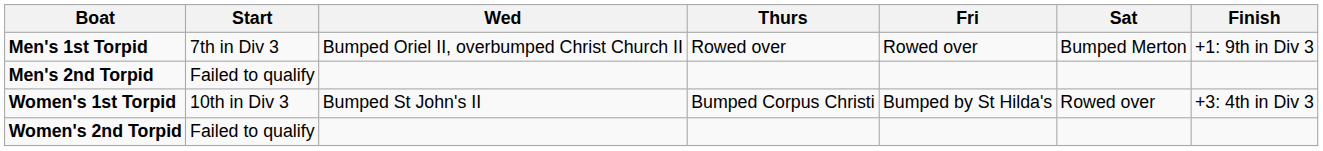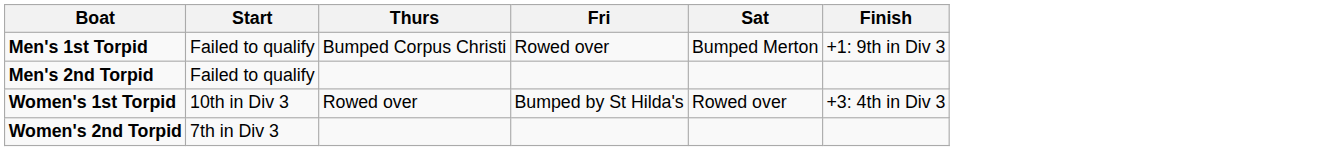- column: (503, 18)
(235, 46) 7th in Div 3 -> (252, 46) Failed to qualify
(739, 46) Rowed over -> (414, 46) Bumped Corpus Christi
(783, 103) Bumped Corpus Christi -> (370, 103) Rowed over
(252, 131) Failed to qualify -> (235, 131) 7th in Div 3
